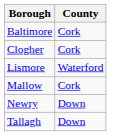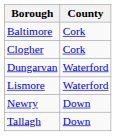+ row: (32, 67)
- row: (25, 85)
